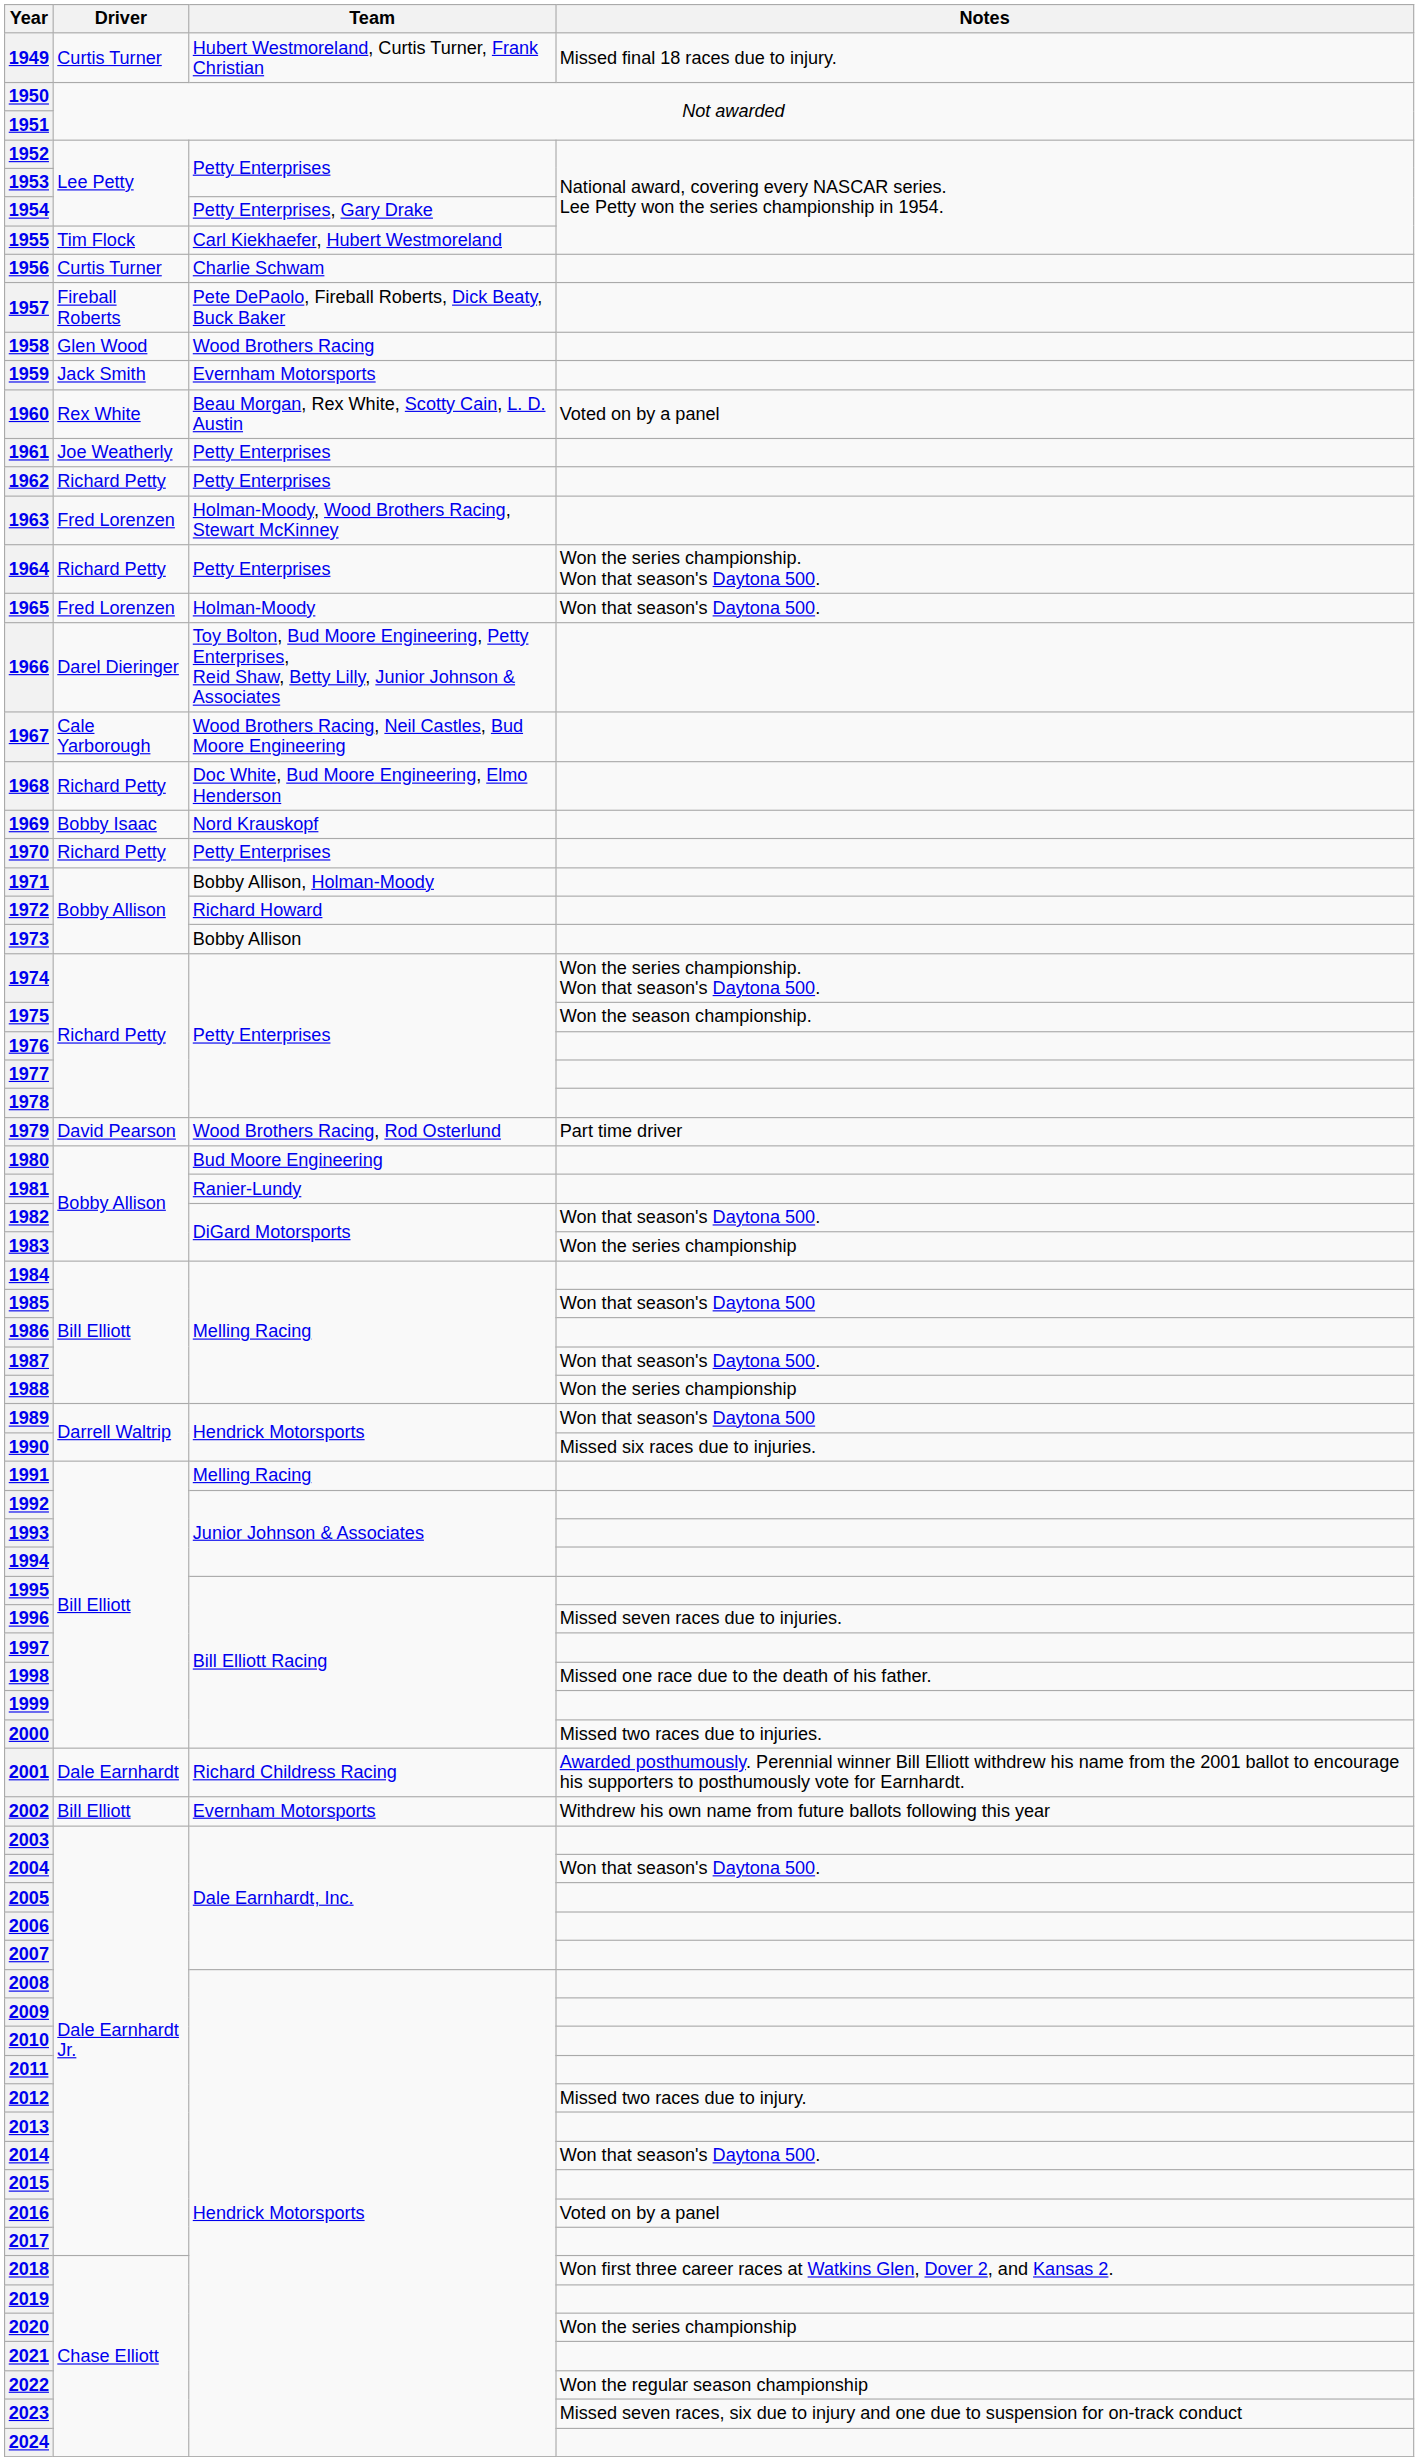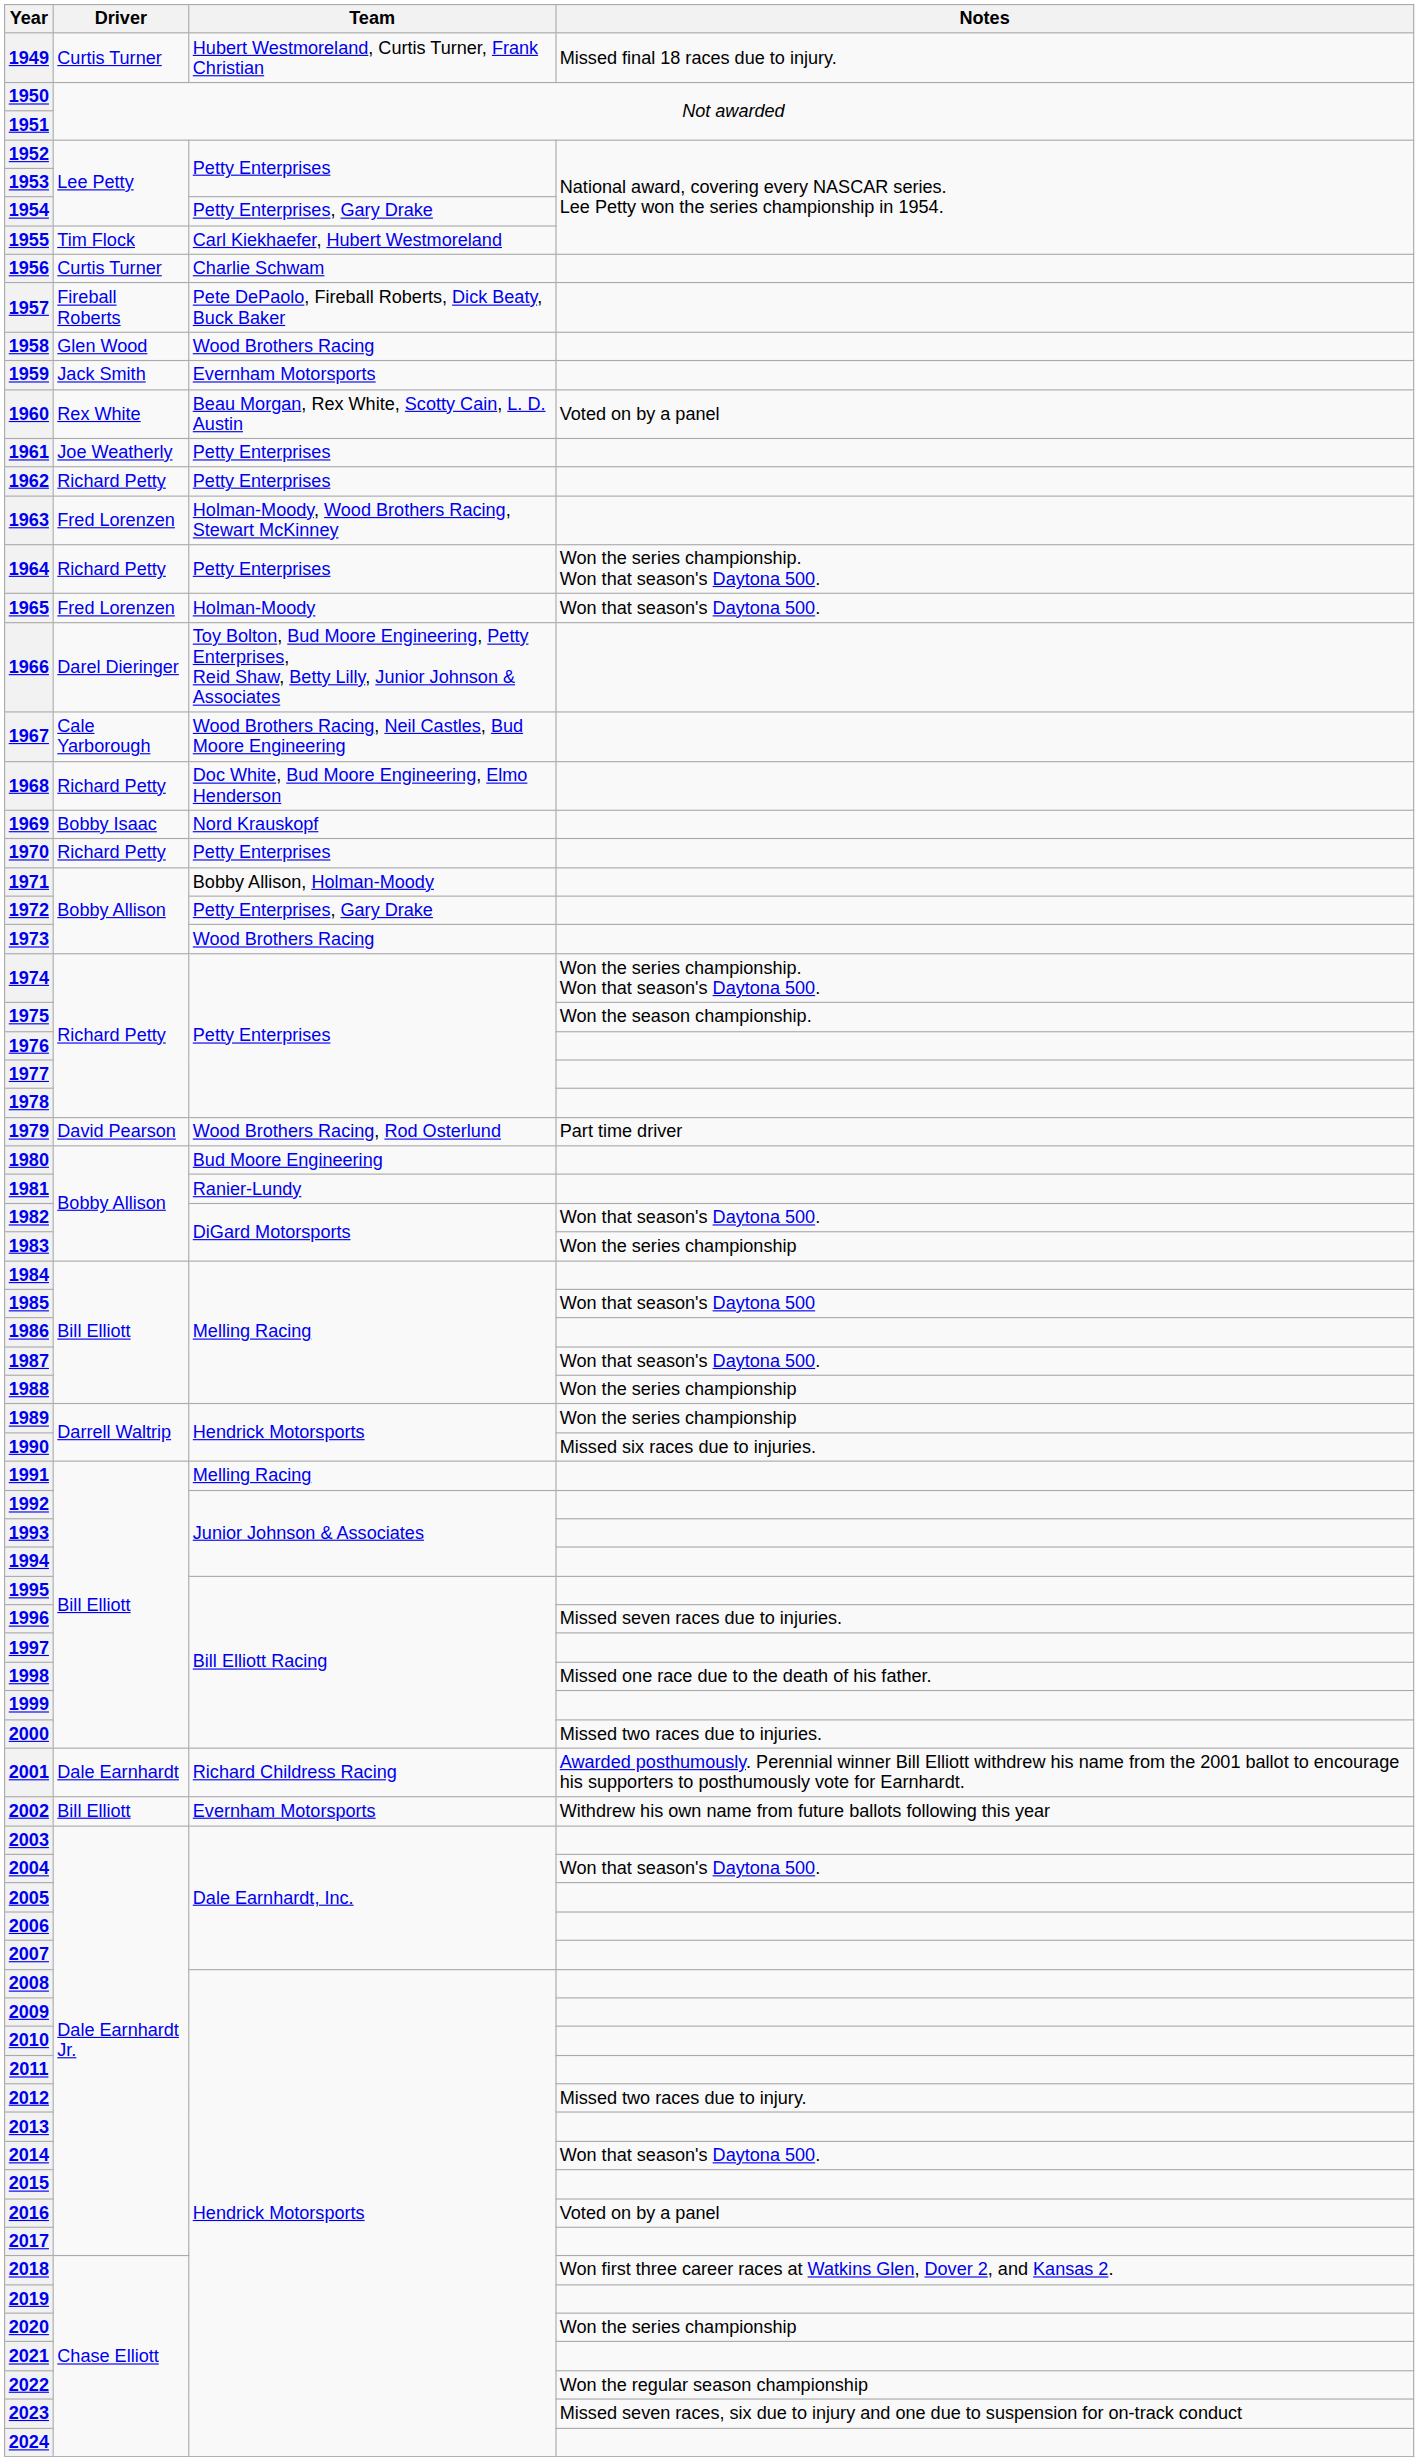(258, 910) Richard Howard -> (313, 910) Petty Enterprises, Gary Drake
(247, 939) Bobby Allison -> (284, 939) Wood Brothers Racing
(687, 1418) Won that season's Daytona 500 -> (678, 1418) Won the series championship
